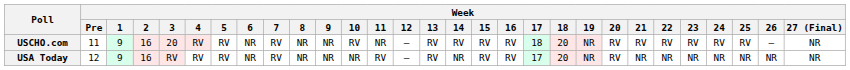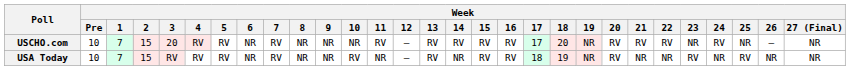(94, 42) 11 -> (94, 42) 10
(120, 42) 9 -> (120, 42) 7
(146, 42) 16 -> (146, 42) 15
(354, 42) RV -> (354, 42) NR
(380, 42) NR -> (380, 42) RV
(537, 42) 18 -> (537, 42) 17
(693, 42) RV -> (693, 42) NR
(745, 42) RV -> (745, 42) NR
(94, 58) 12 -> (94, 58) 10
(120, 58) 9 -> (120, 58) 7
(146, 58) 16 -> (146, 58) 15
(354, 58) NR -> (354, 58) RV
(380, 58) RV -> (380, 58) NR
(537, 58) 17 -> (537, 58) 18
(563, 58) 20 -> (563, 58) 19
(693, 58) NR -> (693, 58) RV
(745, 58) NR -> (745, 58) RV
